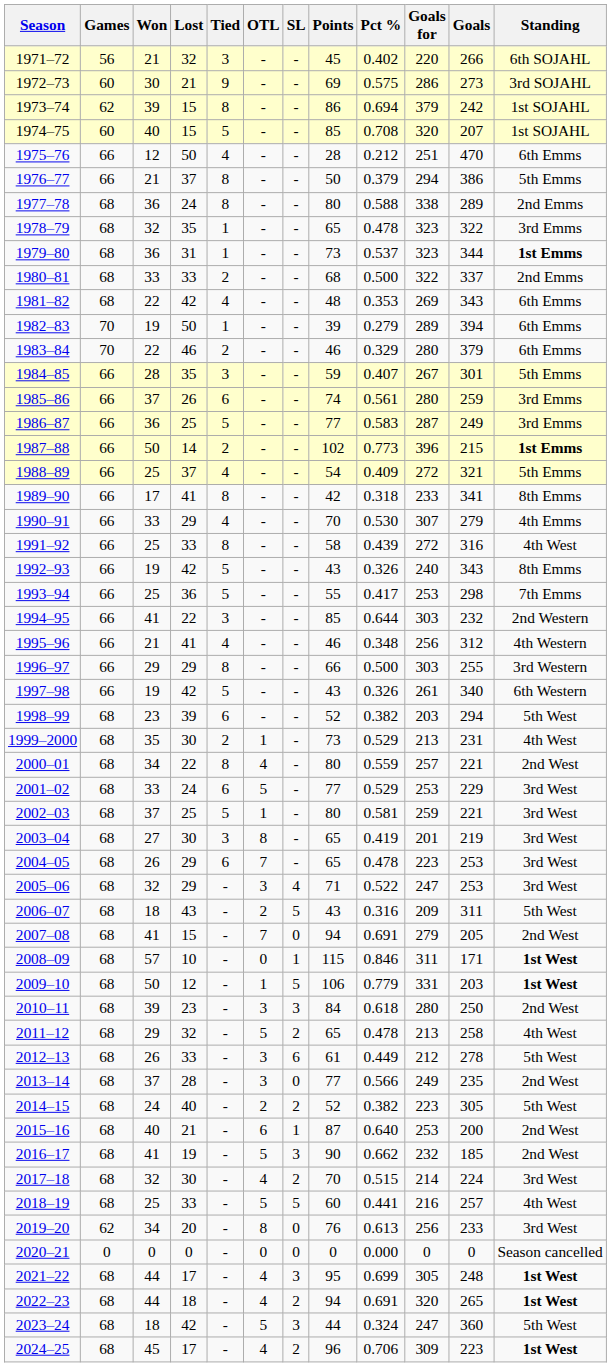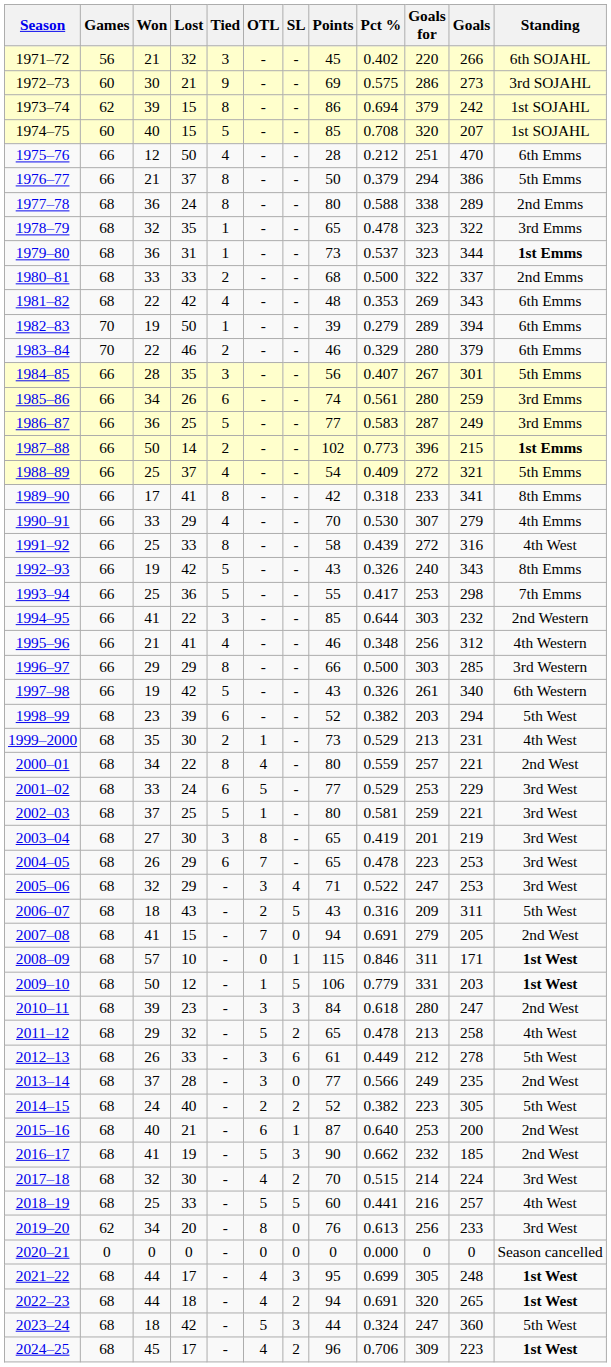(333, 374) 59 -> (333, 374) 56
(152, 399) 37 -> (152, 399) 34
(472, 667) 255 -> (472, 667) 285
(472, 1008) 250 -> (472, 1008) 247
